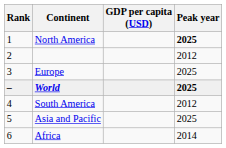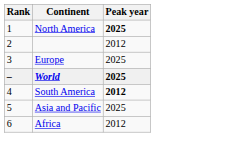- column: (139, 18)
(187, 103) normal -> (116, 92) bold
(187, 135) 2014 -> (116, 124) 2012
